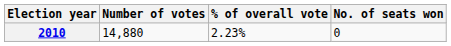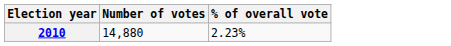- column: (389, 14)
